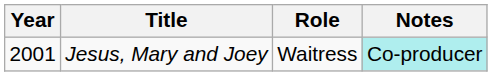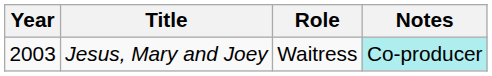(33, 53) 2001 -> (33, 53) 2003
